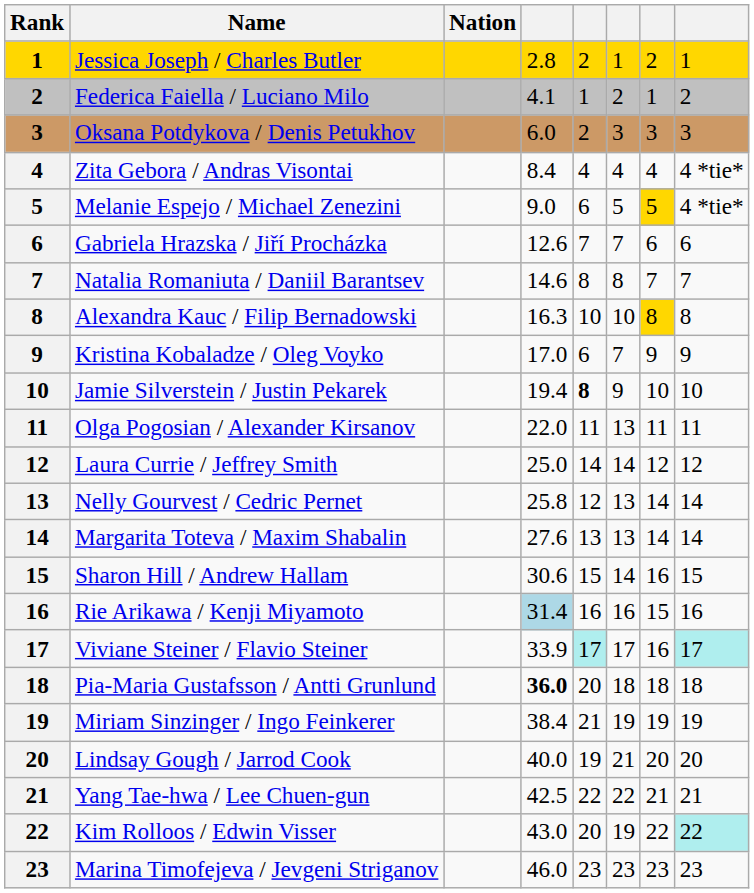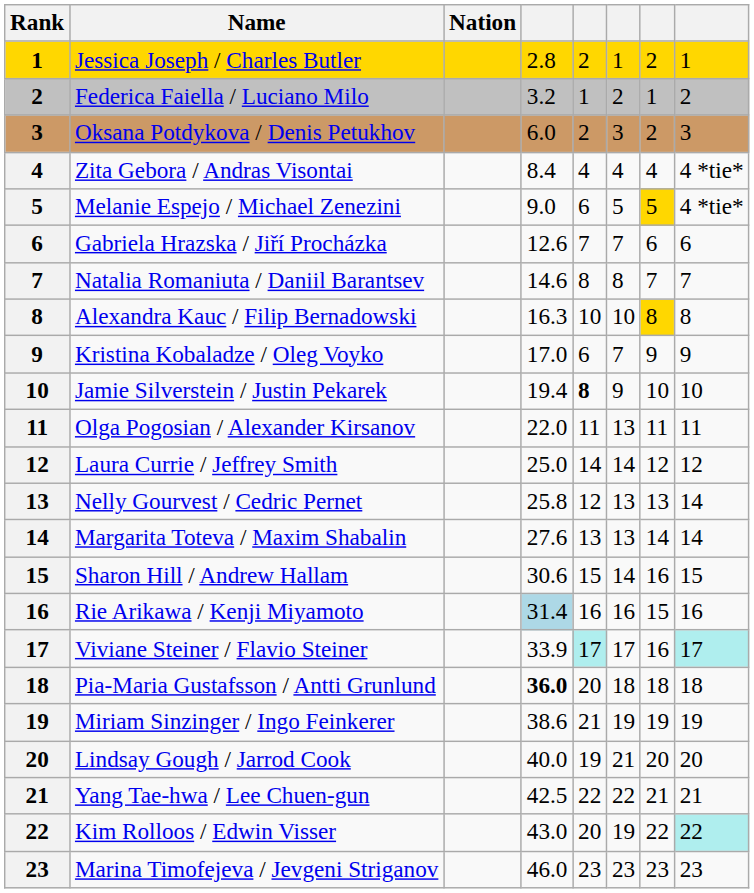(541, 96) 4.1 -> (541, 96) 3.2
(652, 133) 3 -> (652, 133) 2
(657, 501) 14 -> (657, 501) 13
(547, 721) 38.4 -> (547, 721) 38.6
